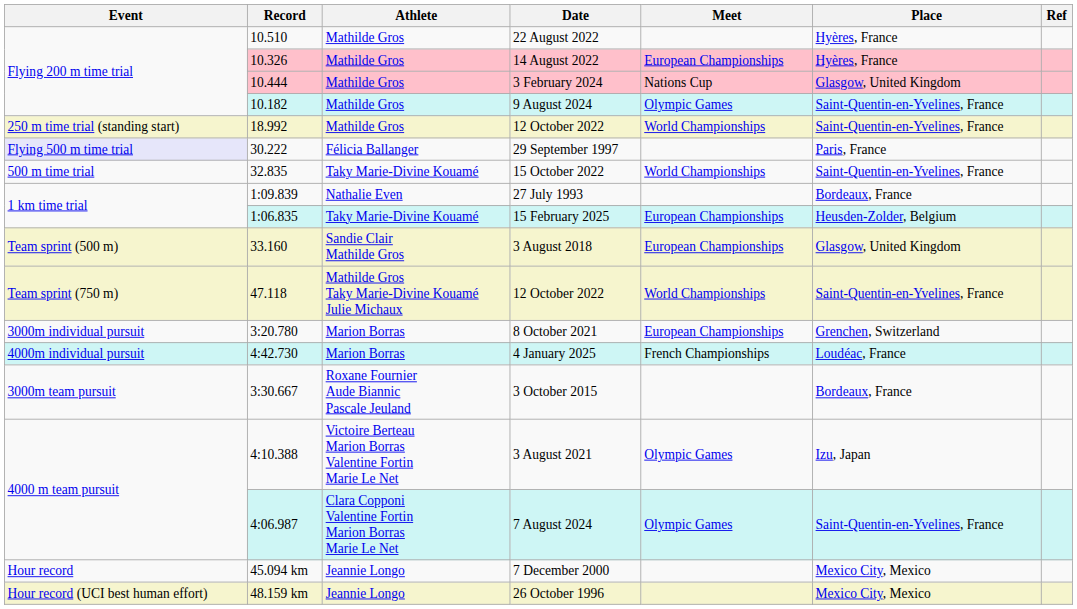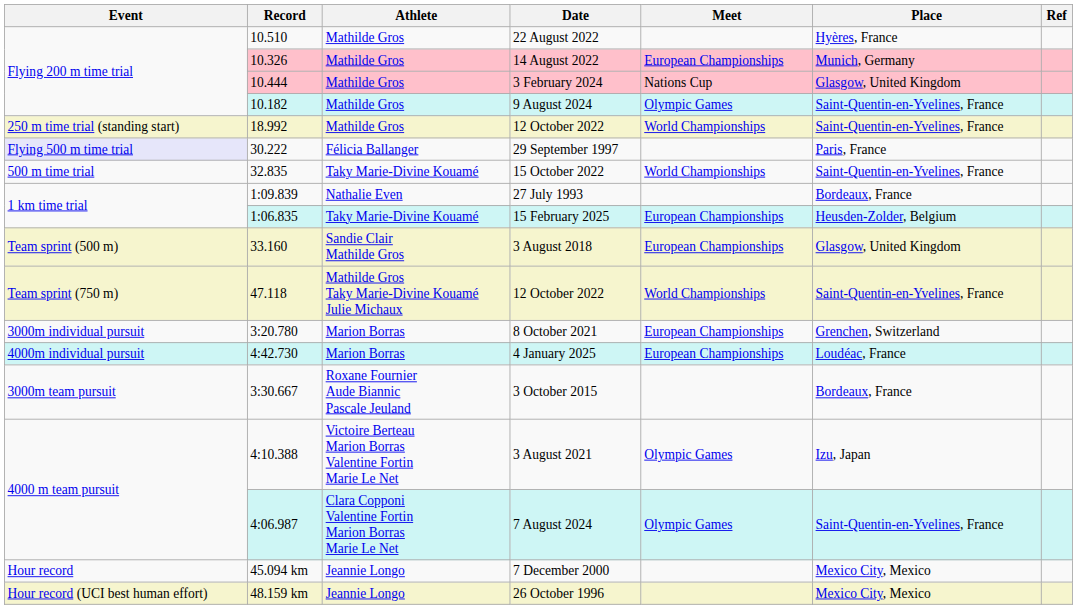(857, 60) Hyères, France -> (865, 60) Munich, Germany
(707, 353) French Championships -> (714, 353) European Championships
